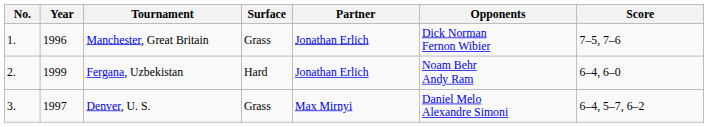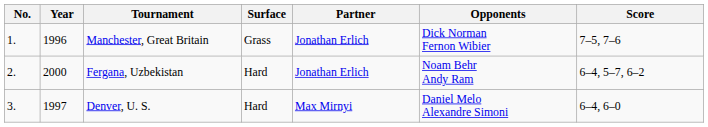(55, 72) 1999 -> (55, 72) 2000
(600, 72) 6–4, 6–0 -> (612, 72) 6–4, 5–7, 6–2
(257, 105) Grass -> (256, 105) Hard
(612, 105) 6–4, 5–7, 6–2 -> (600, 105) 6–4, 6–0
